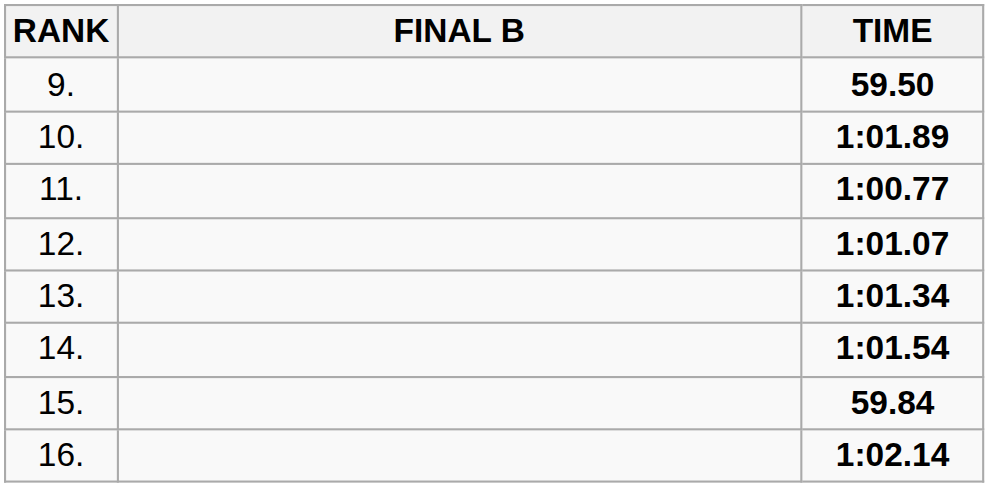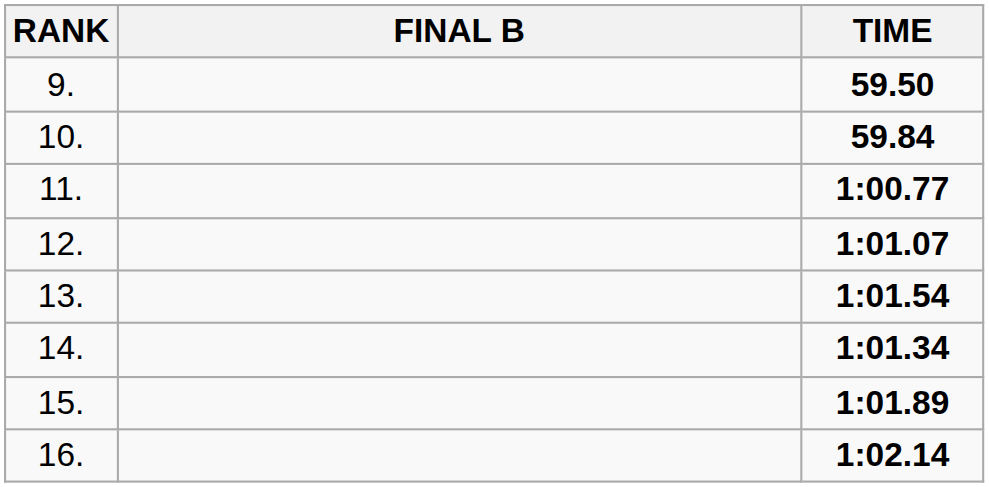(893, 137) 1:01.89 -> (893, 137) 59.84
(893, 296) 1:01.34 -> (893, 296) 1:01.54
(893, 349) 1:01.54 -> (893, 349) 1:01.34
(893, 402) 59.84 -> (893, 402) 1:01.89
